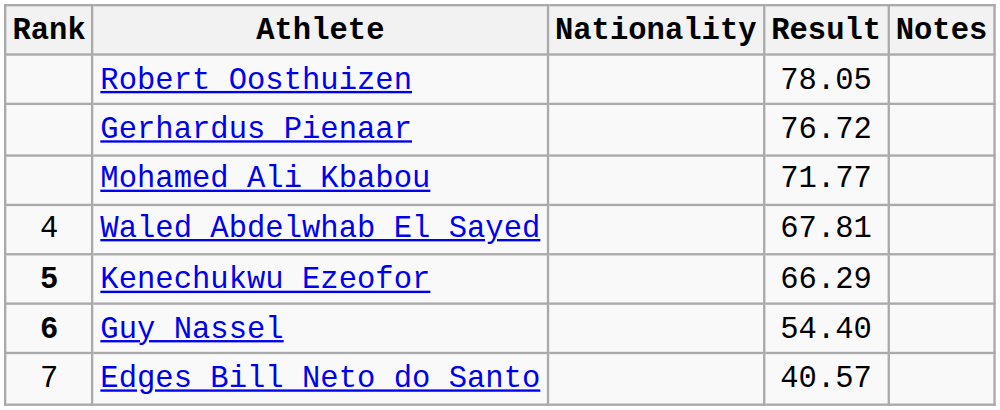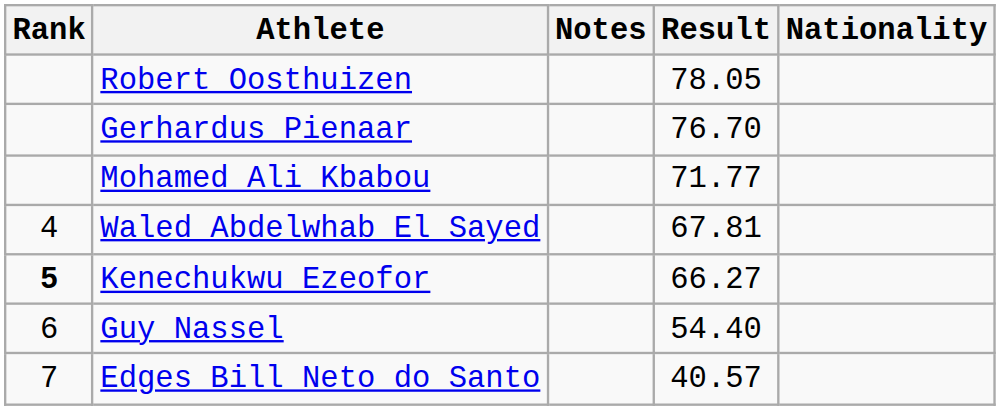columns swapped: (656, 30) <-> (942, 30)
(826, 130) 76.72 -> (716, 130) 76.70
(826, 279) 66.29 -> (716, 279) 66.27
(49, 329) bold -> (49, 329) normal
